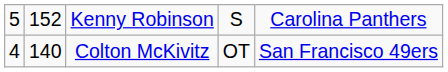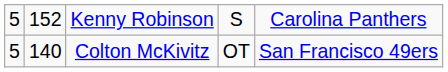(15, 50) 4 -> (15, 50) 5
